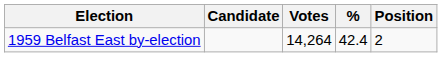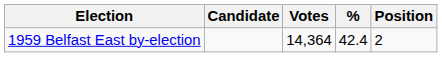(309, 39) 14,264 -> (309, 39) 14,364
